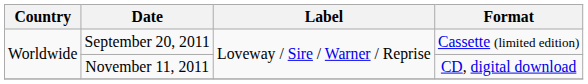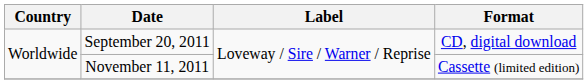(509, 41) Cassette (limited edition) -> (509, 41) CD, digital download
(509, 66) CD, digital download -> (509, 66) Cassette (limited edition)
